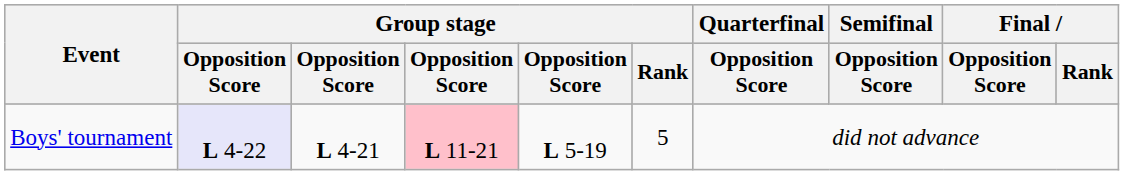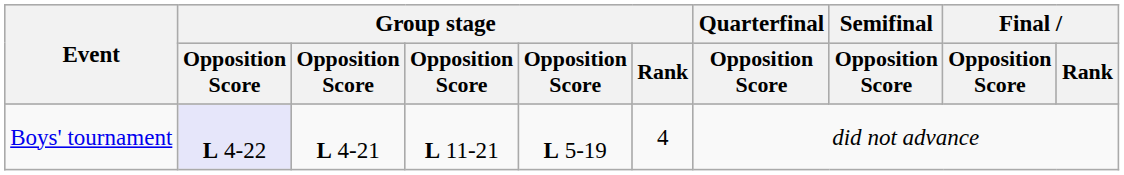(462, 150) pink background -> (462, 150) no background
(663, 137) 5 -> (663, 137) 4
